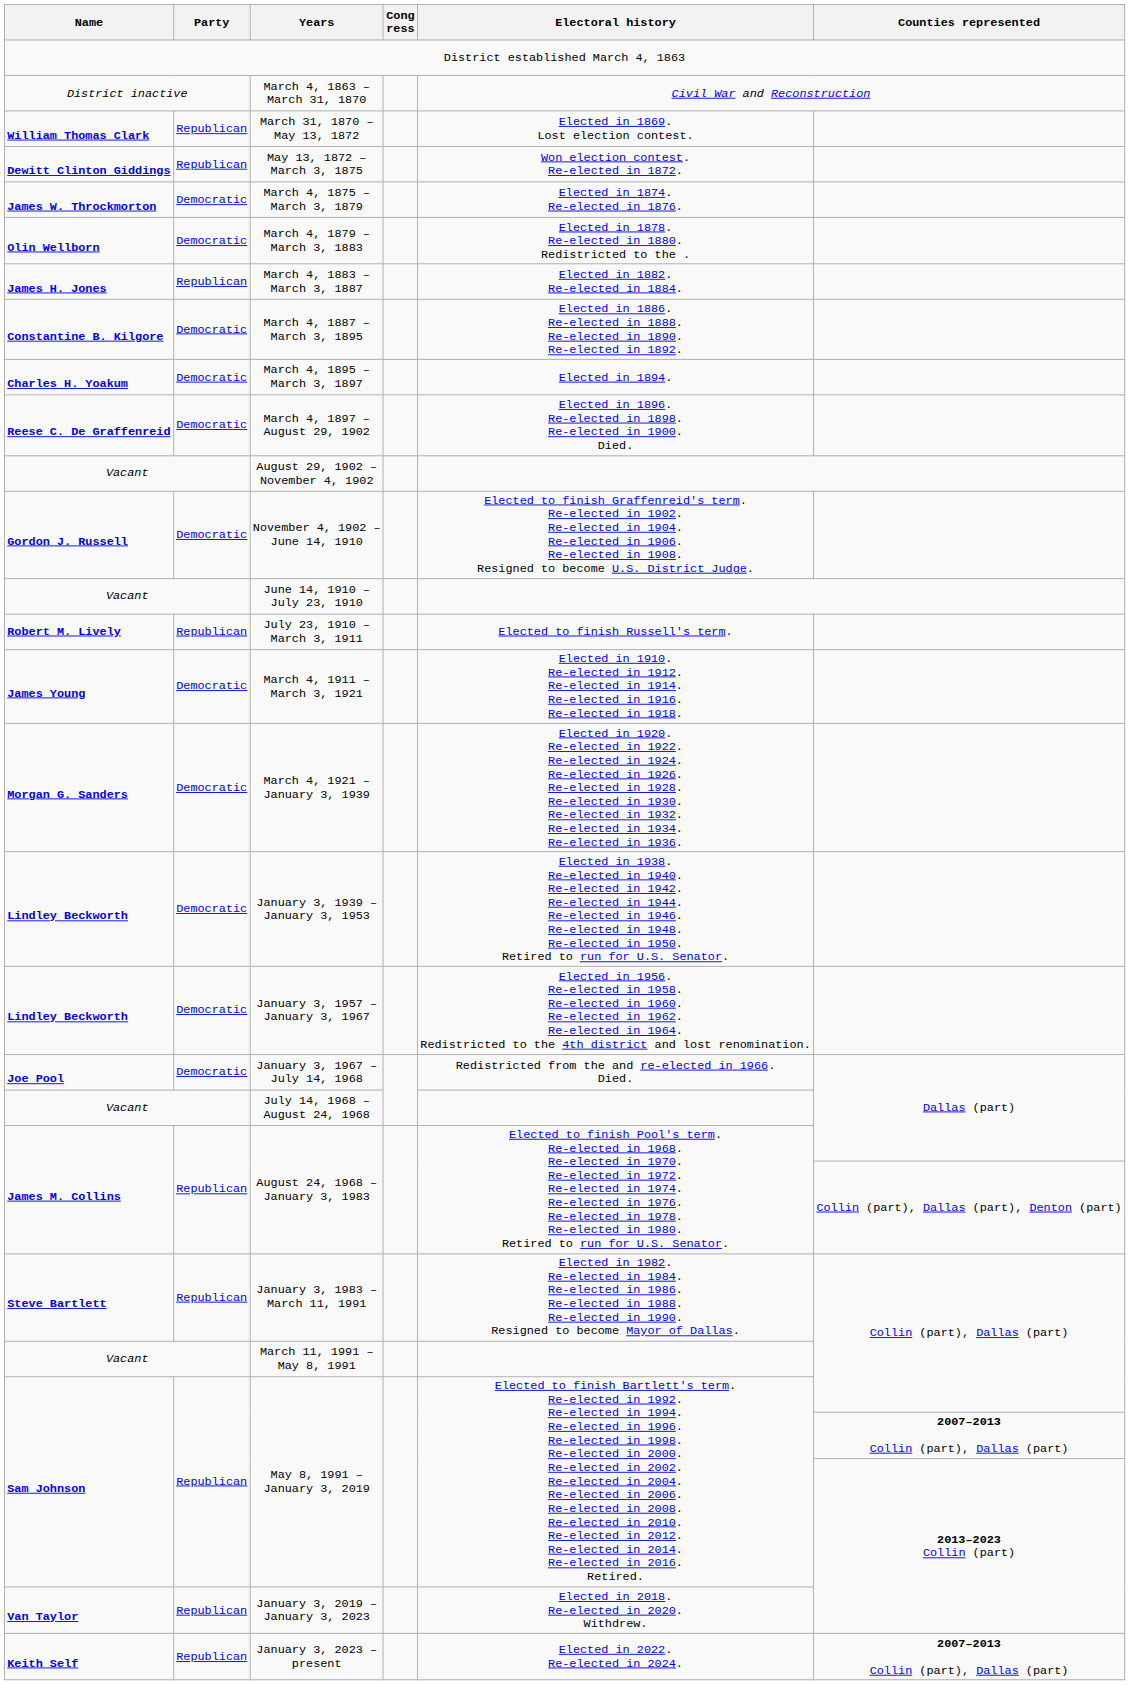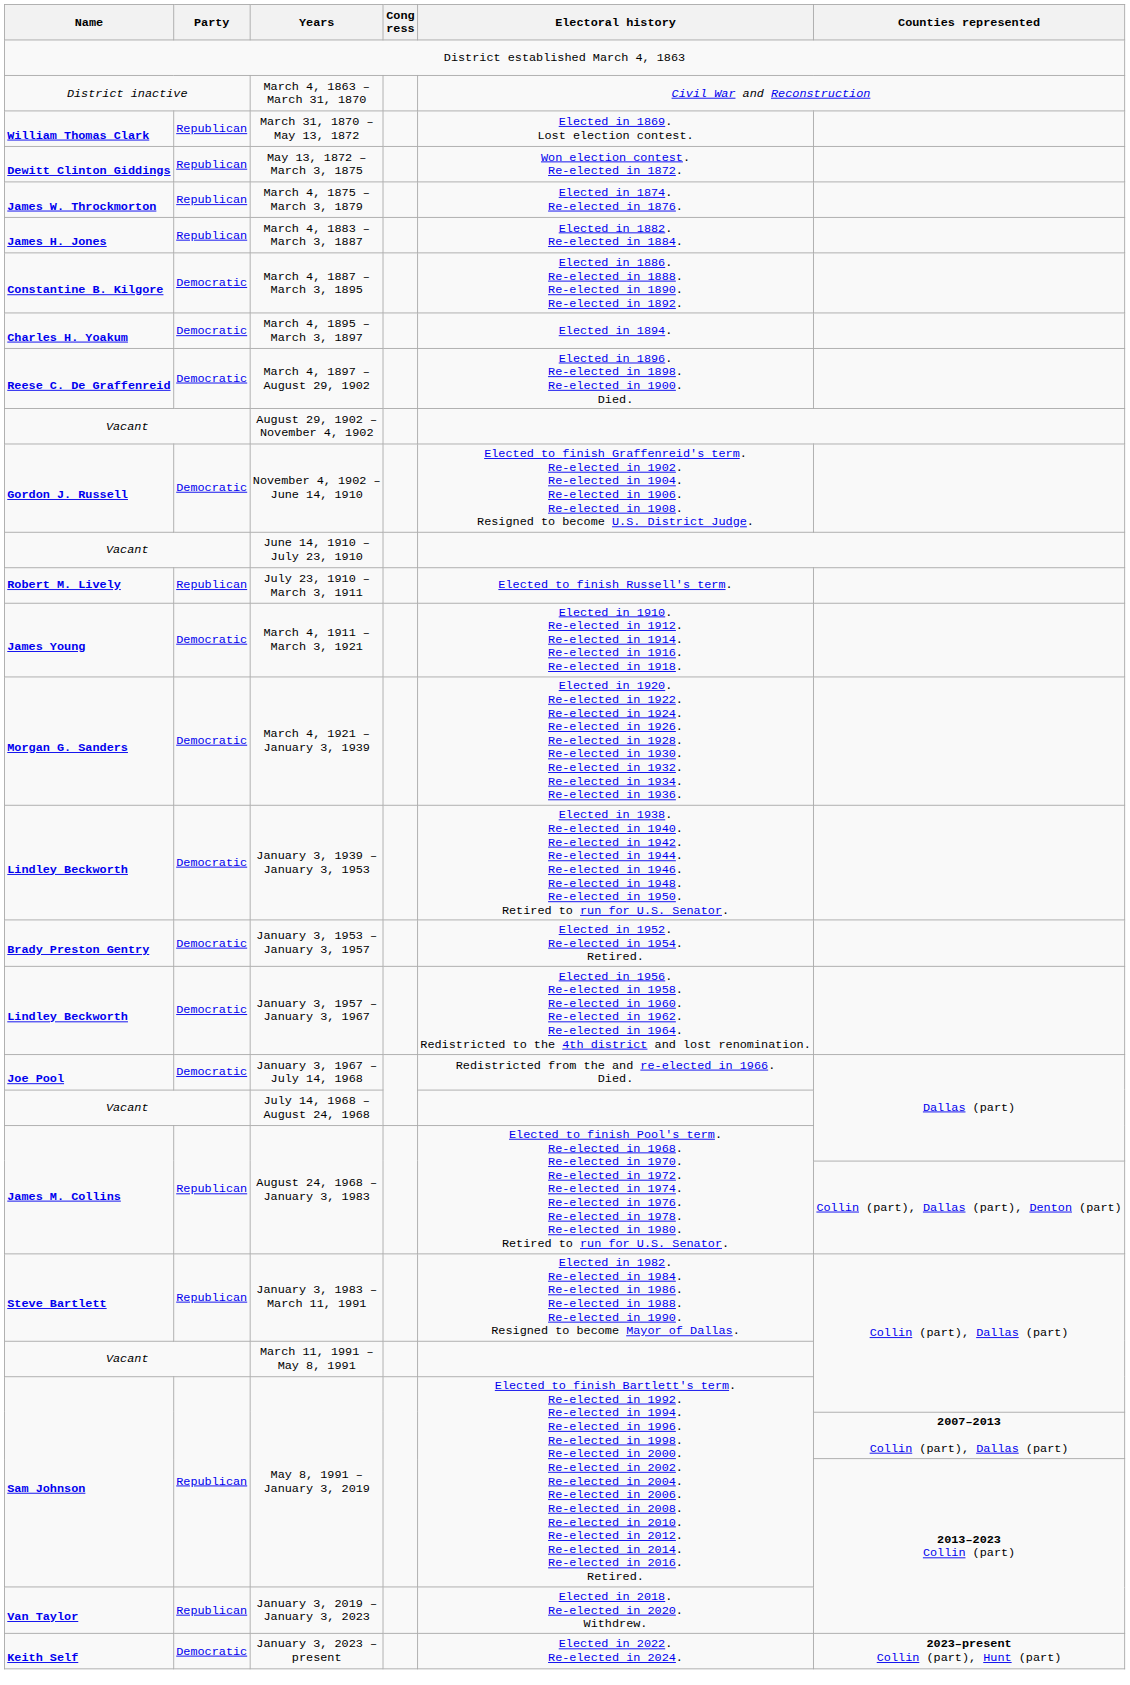(212, 200) Democratic -> (212, 200) Republican
- row: (53, 248)
+ row: (78, 950)
(212, 1657) Republican -> (212, 1651) Democratic
(969, 1657) 2007–2013 Collin (part), Dallas (part) -> (969, 1651) 2023–present Collin (part), Hunt (part)
